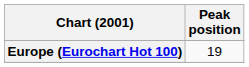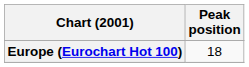(215, 51) 19 -> (215, 51) 18
